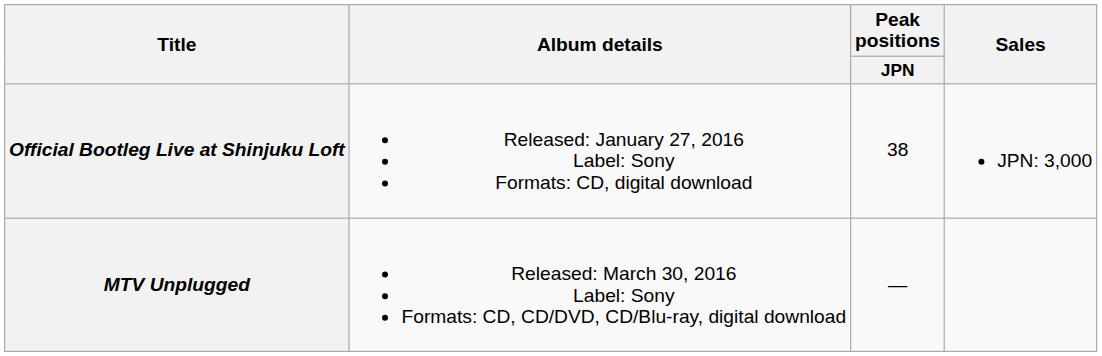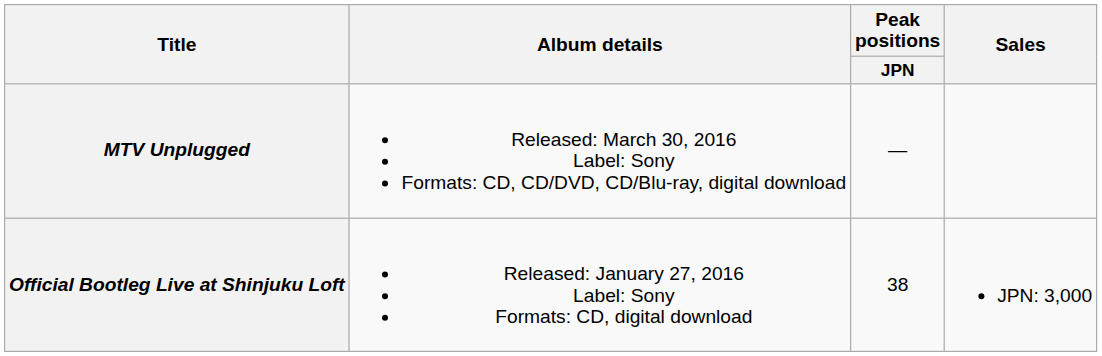rows swapped: (177, 150) <-> (177, 284)
